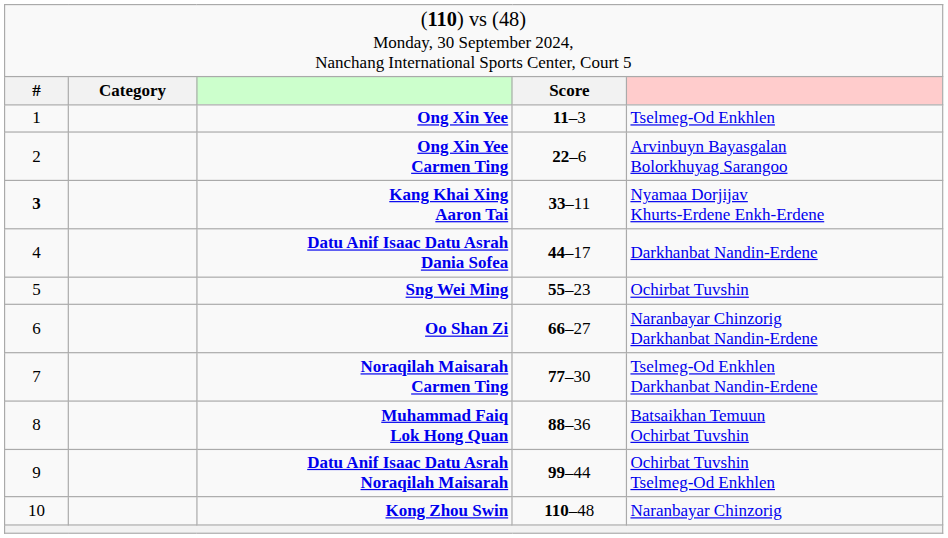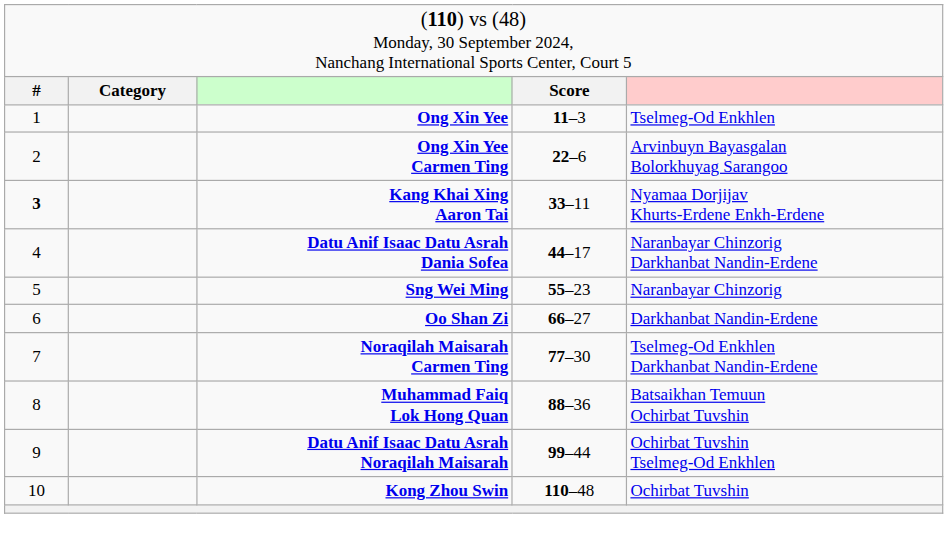(724, 252) Darkhanbat Nandin-Erdene -> (724, 252) Naranbayar Chinzorig Darkhanbat Nandin-Erdene
(690, 290) Ochirbat Tuvshin -> (706, 290) Naranbayar Chinzorig
(724, 328) Naranbayar Chinzorig Darkhanbat Nandin-Erdene -> (724, 318) Darkhanbat Nandin-Erdene
(706, 511) Naranbayar Chinzorig -> (690, 491) Ochirbat Tuvshin
